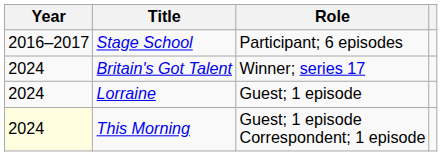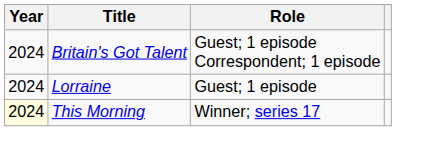- row: (145, 42)
(302, 68) Winner; series 17 -> (287, 52) Guest; 1 episode Correspondent; 1 episode
(332, 128) Guest; 1 episode Correspondent; 1 episode -> (257, 112) Winner; series 17
